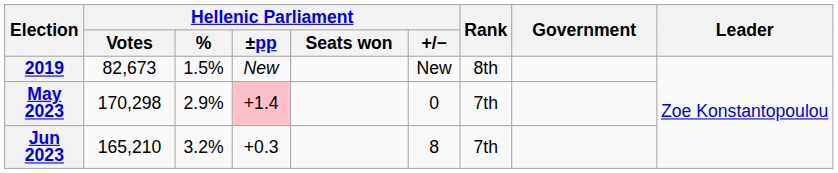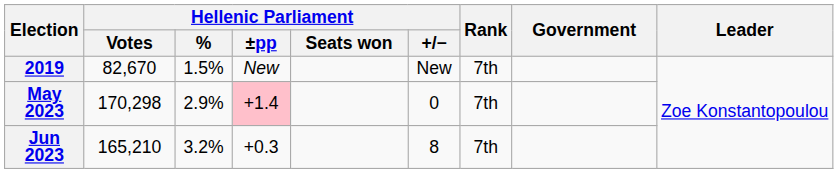(129, 68) 82,673 -> (129, 68) 82,670
(486, 68) 8th -> (486, 68) 7th
